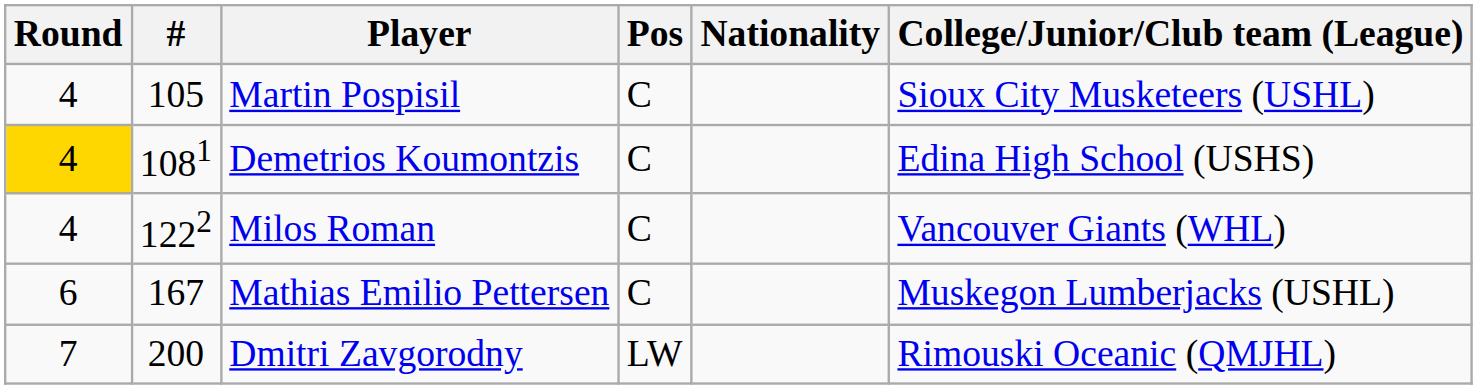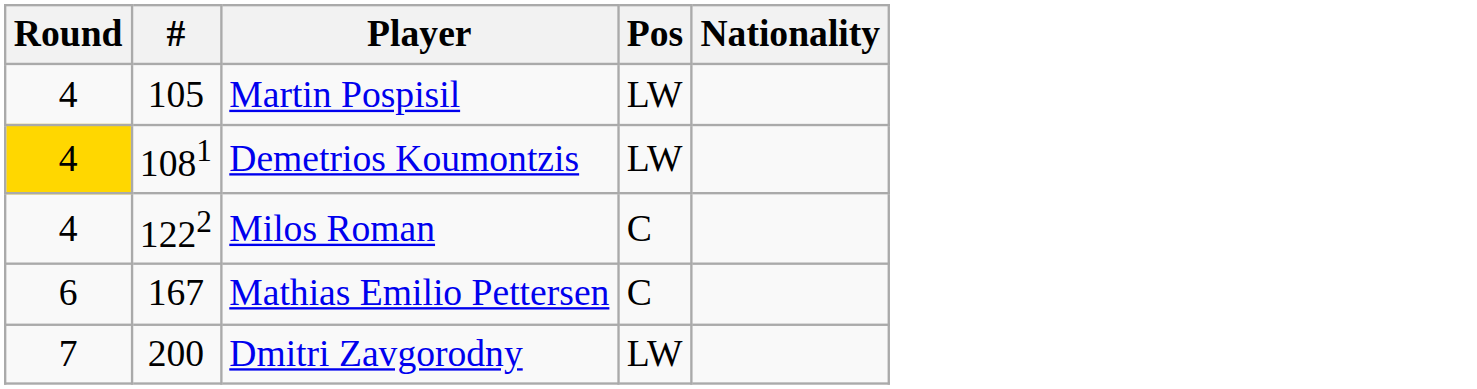- column: (1180, 34)
(639, 93) C -> (655, 93) LW
(639, 158) C -> (655, 158) LW
